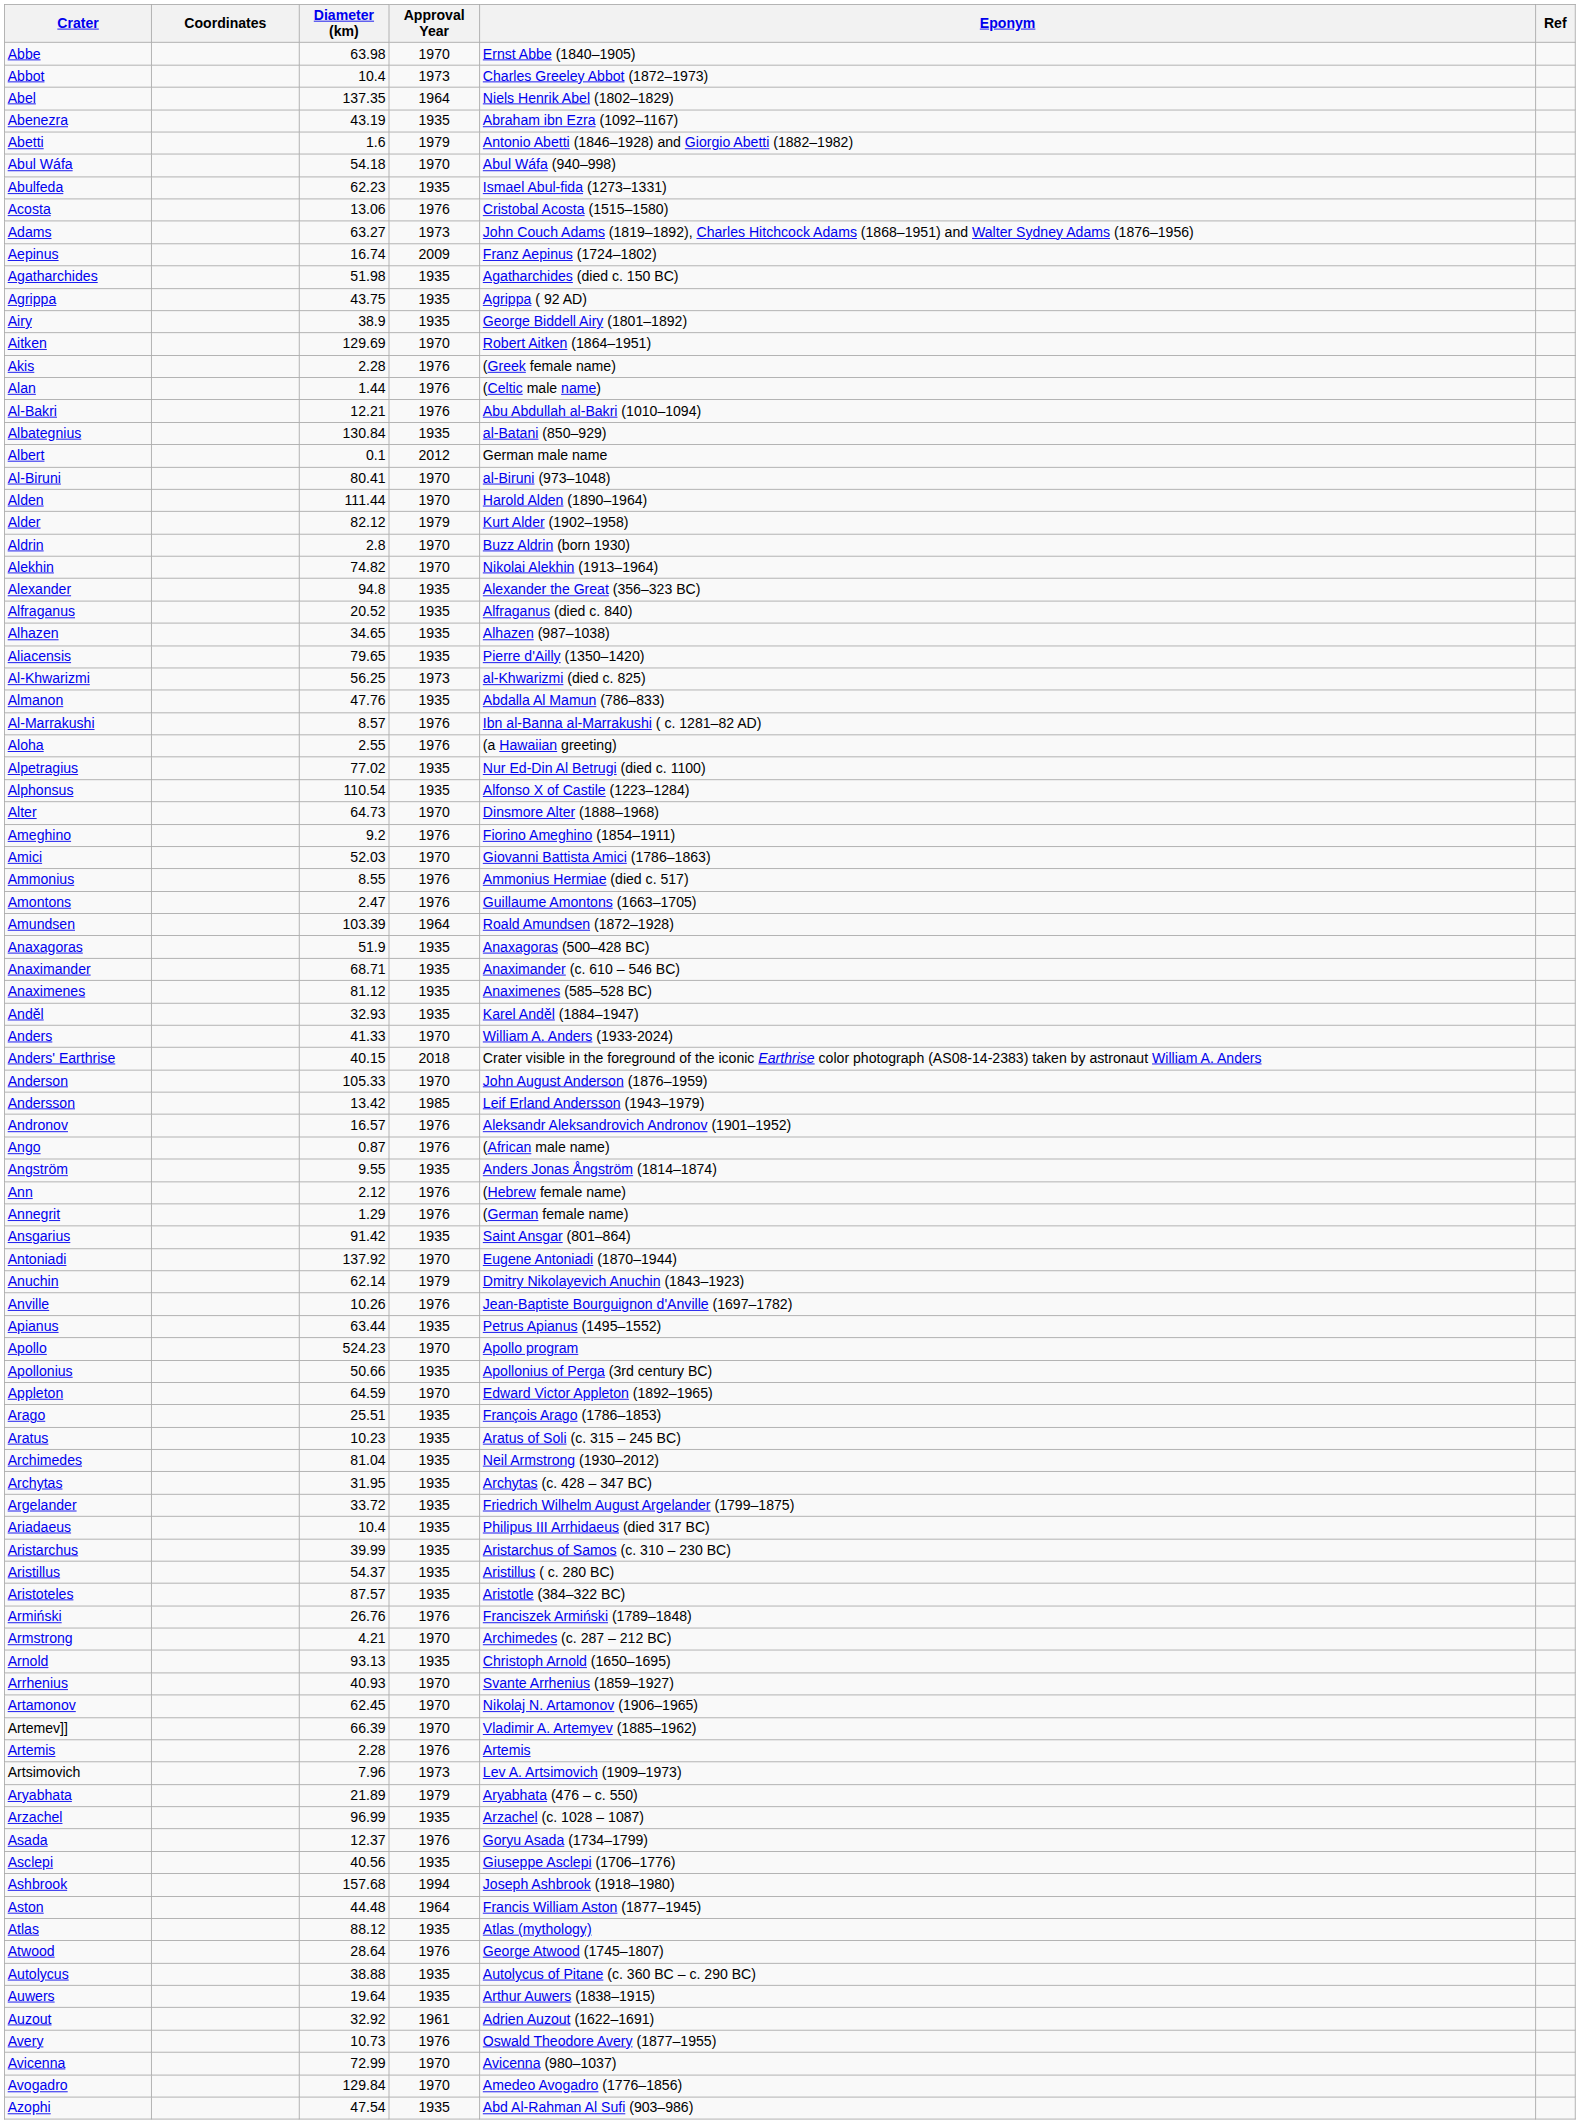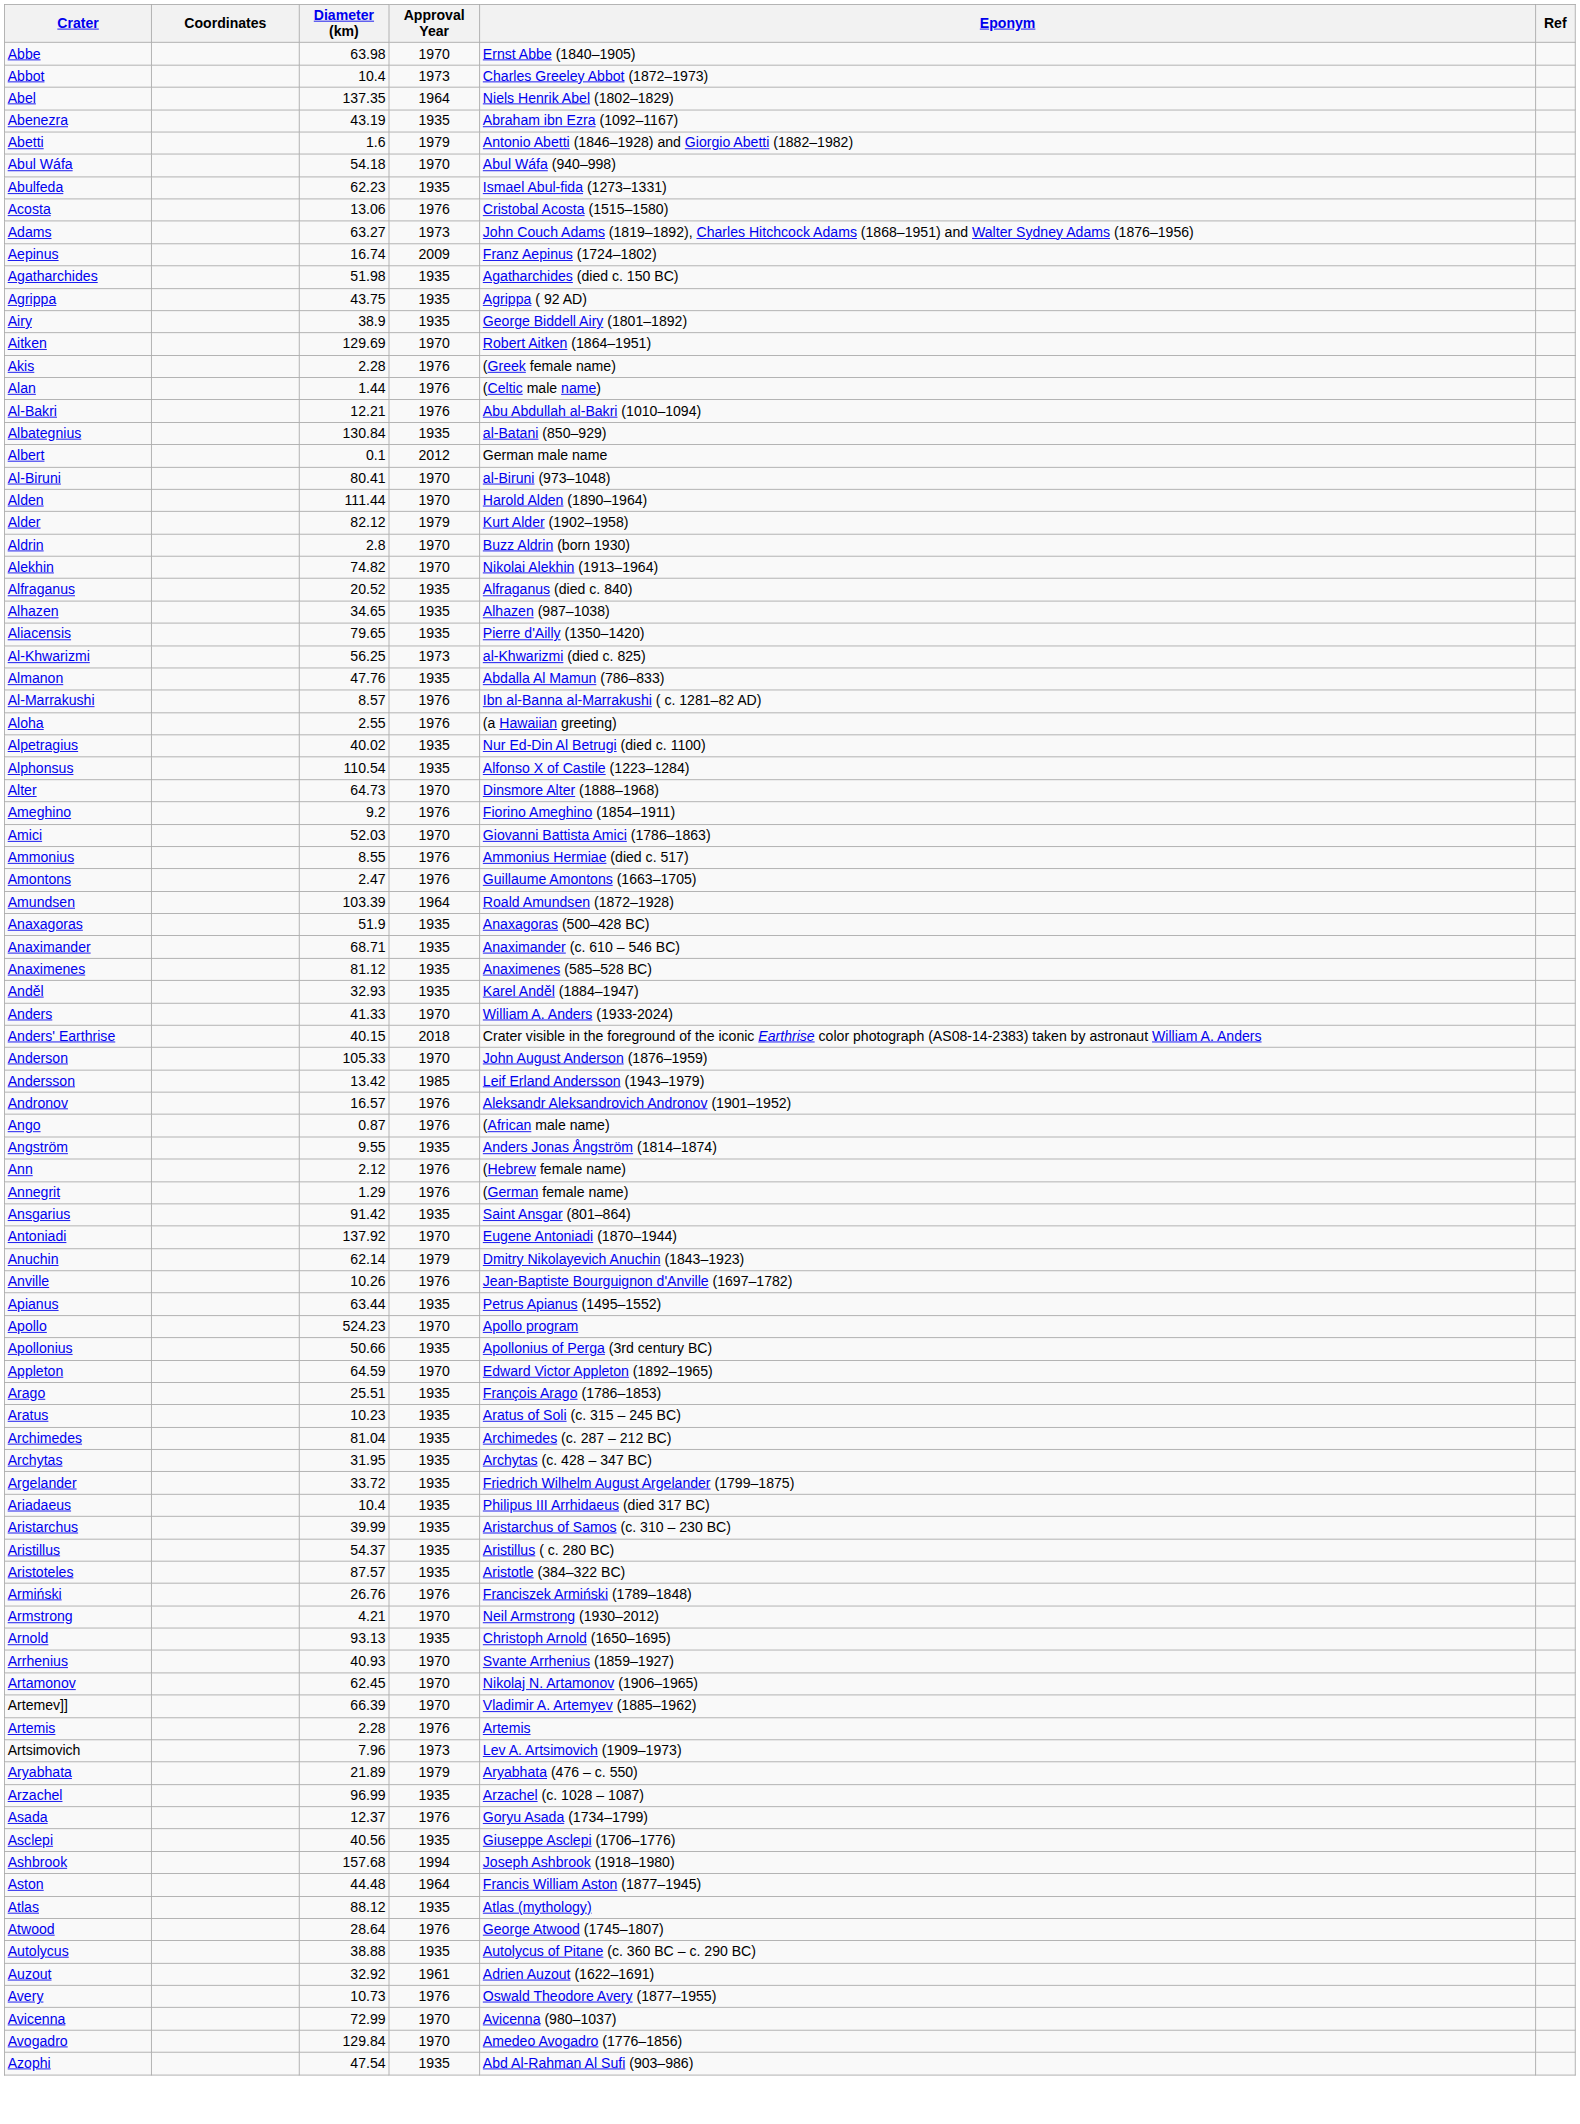- row: (39, 589)
(368, 768) 77.02 -> (368, 746) 40.02
(571, 1460) Neil Armstrong (1930–2012) -> (577, 1438) Archimedes (c. 287 – 212 BC)
(577, 1639) Archimedes (c. 287 – 212 BC) -> (571, 1616) Neil Armstrong (1930–2012)
- row: (31, 1996)
